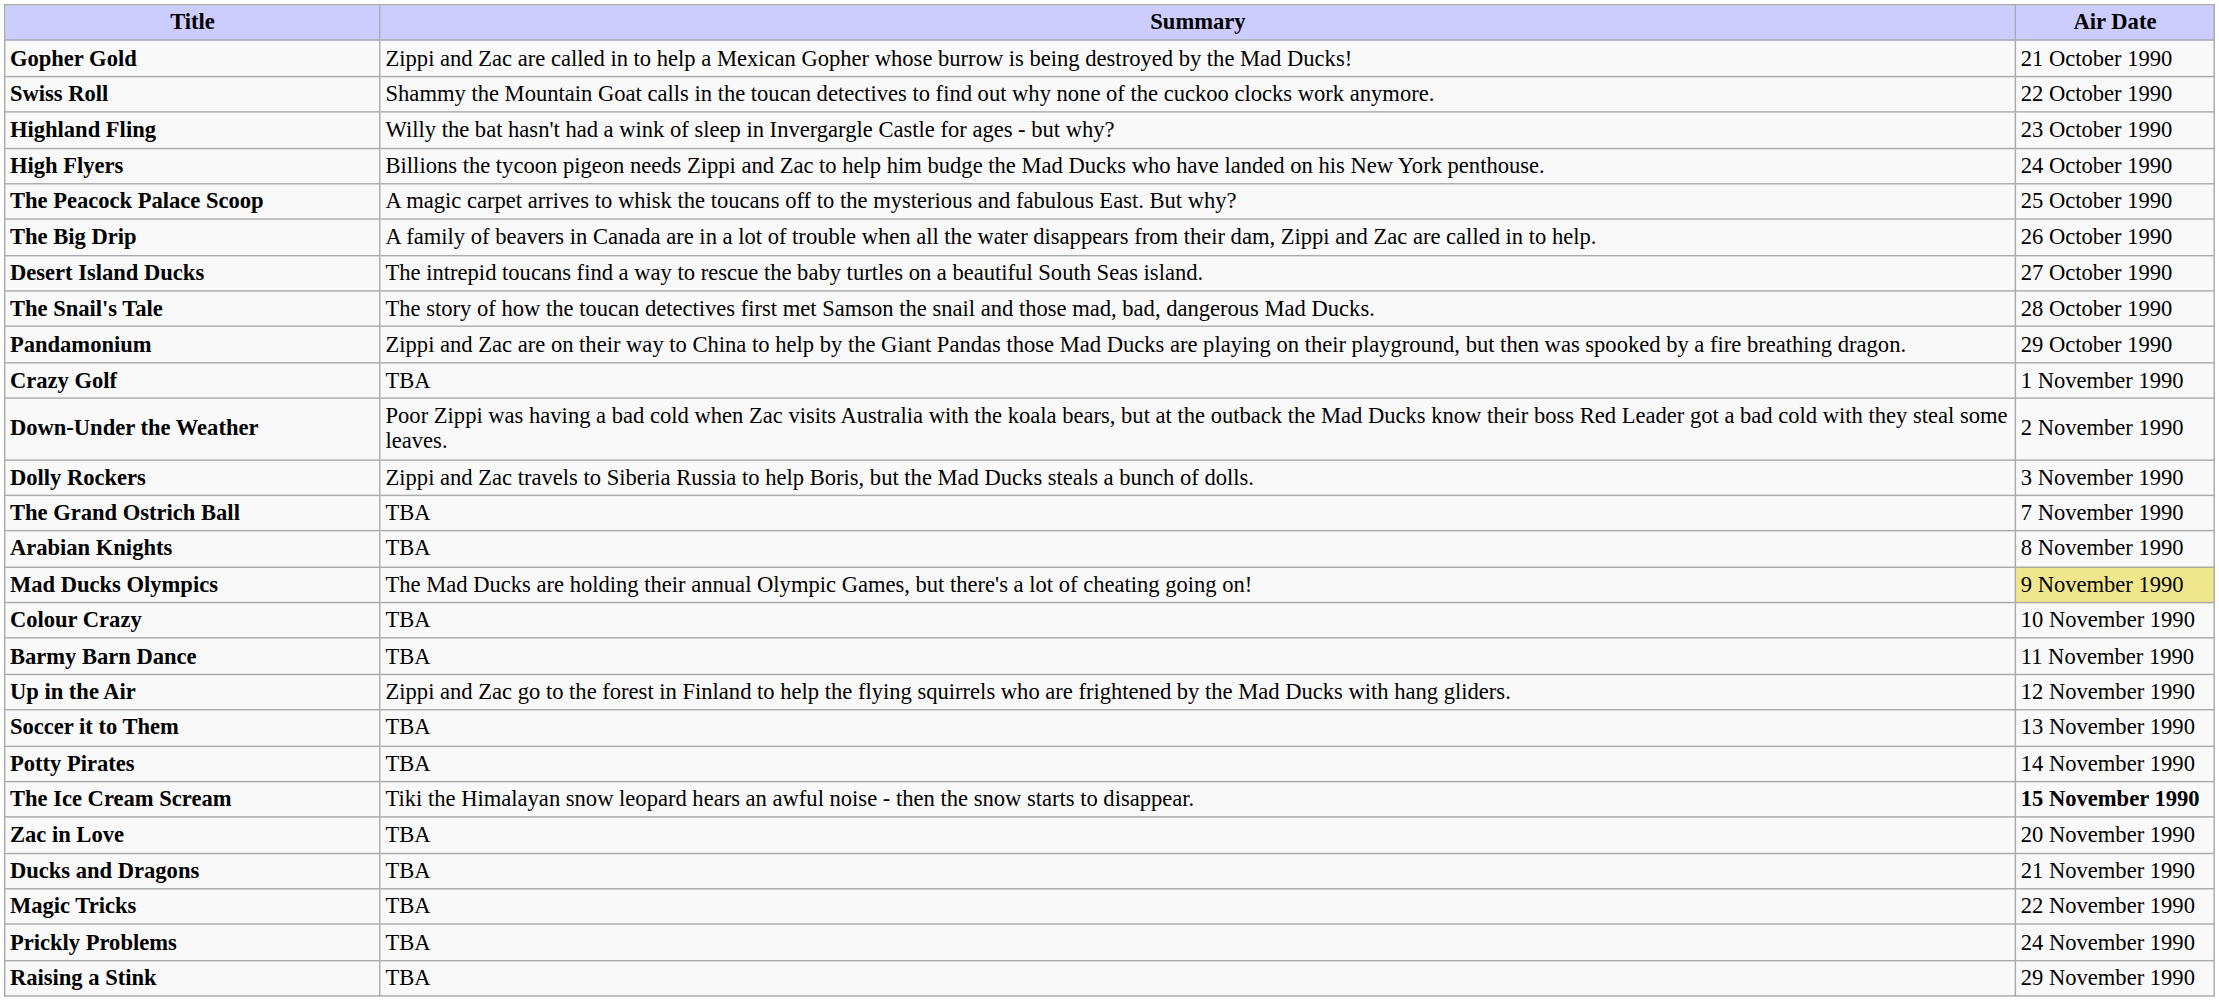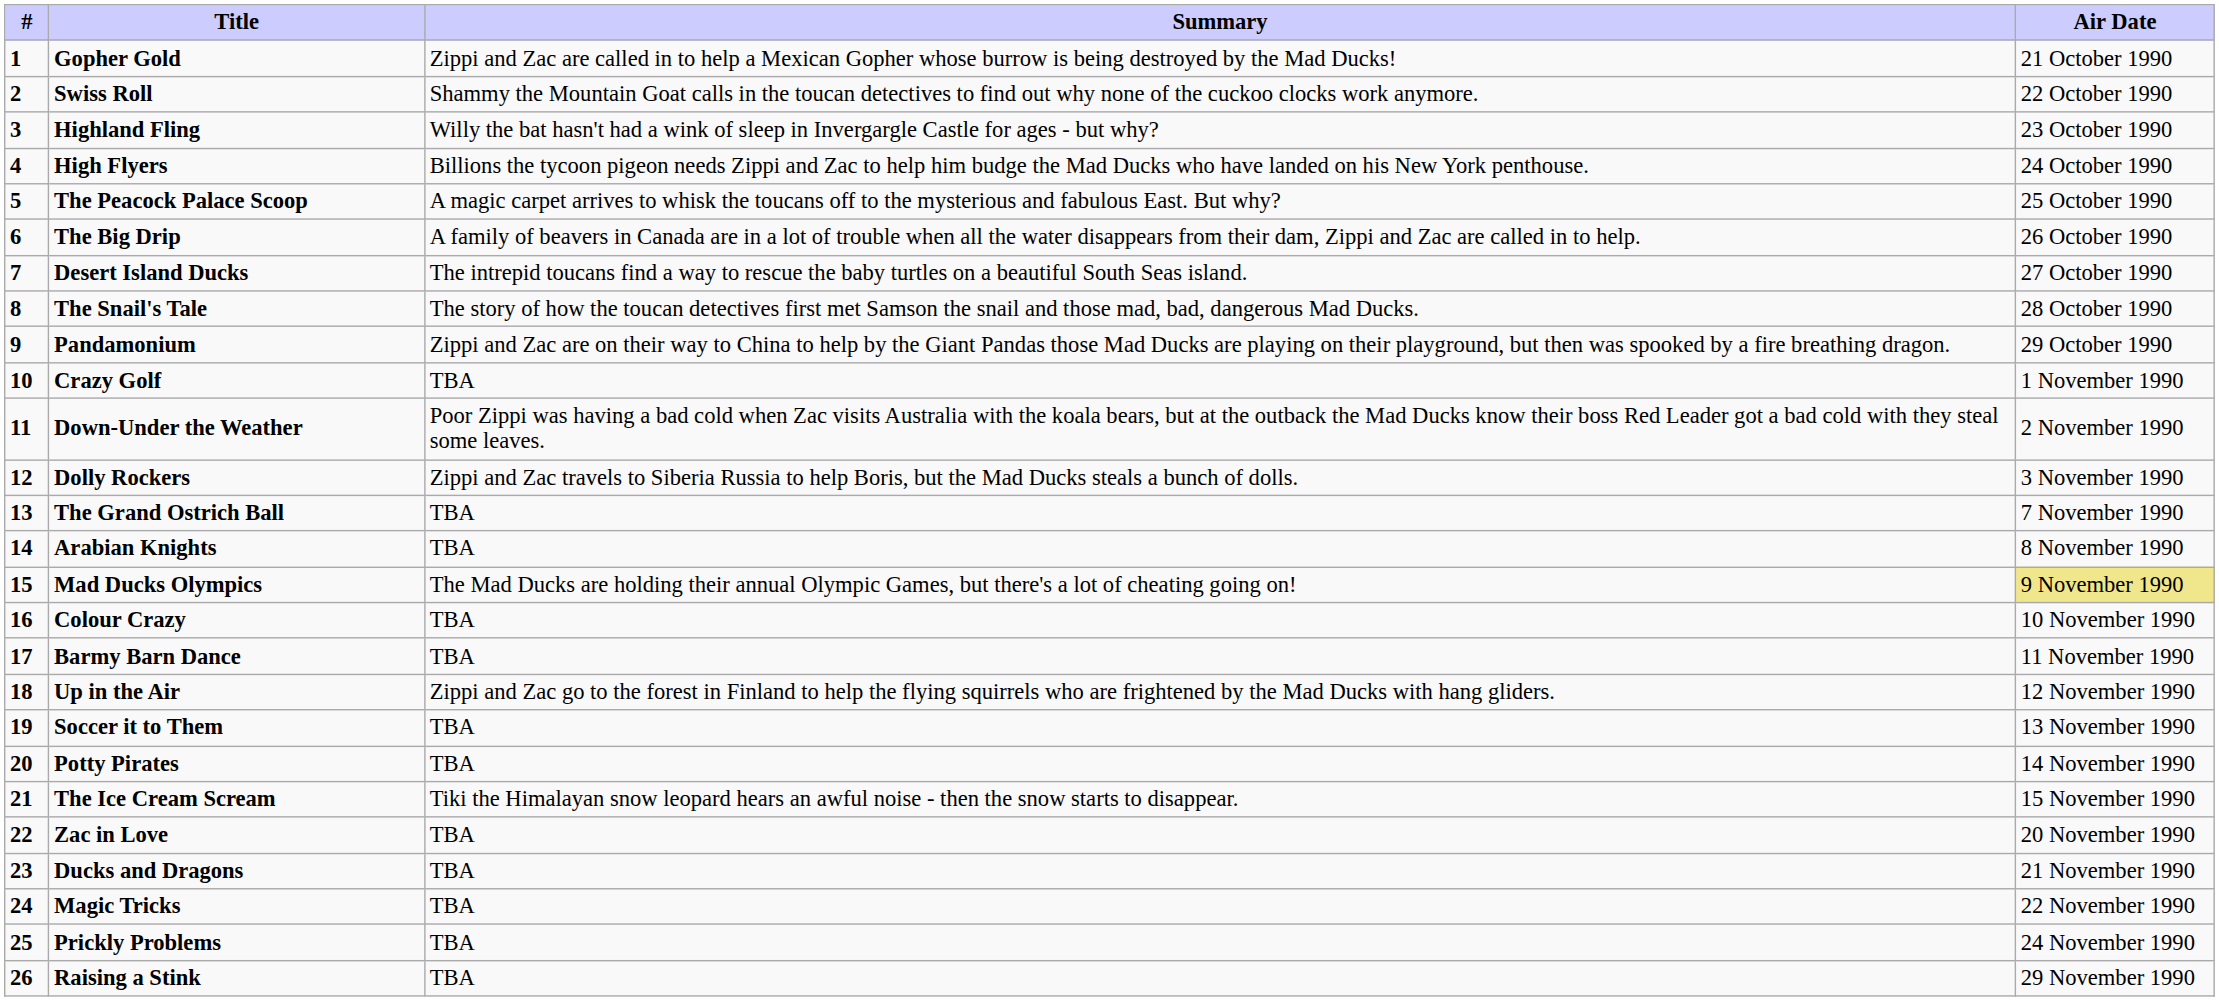+ column: (27, 22)
(2110, 799) bold -> (2108, 799) normal
